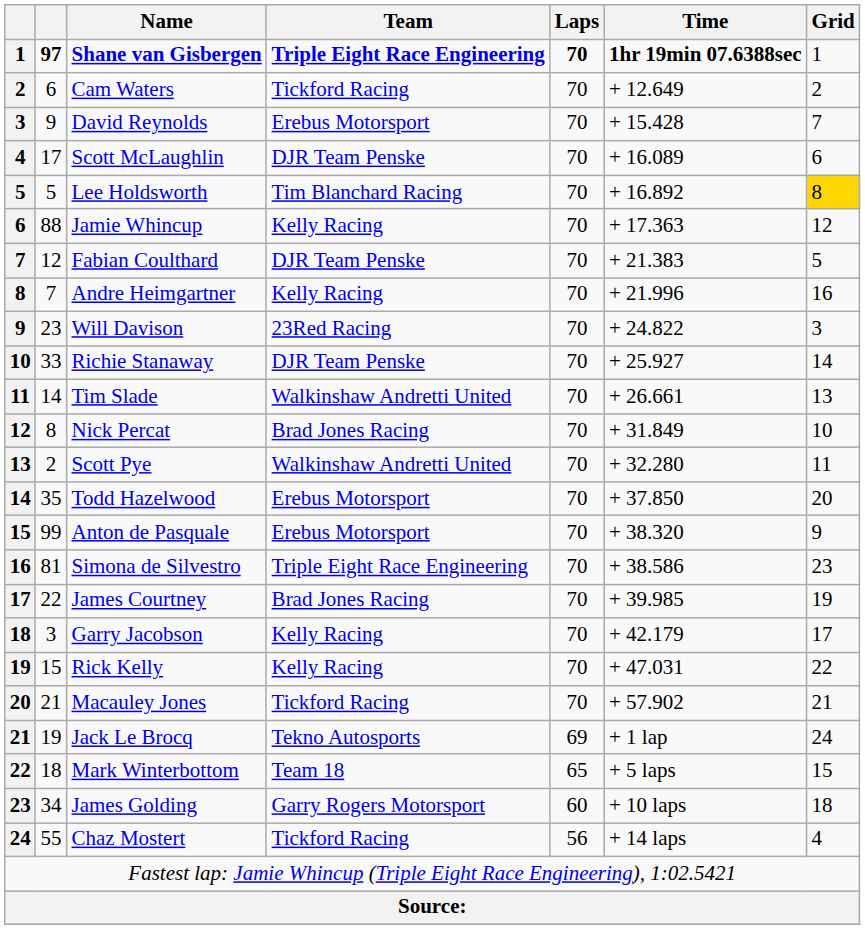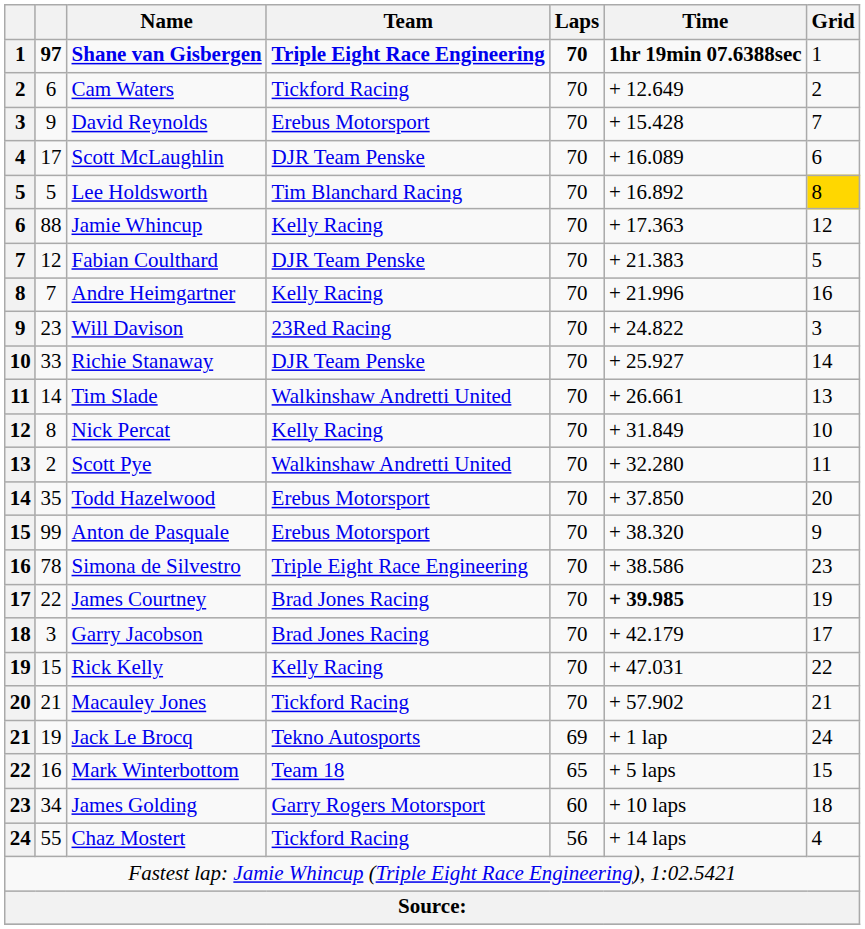(350, 430) Brad Jones Racing -> (327, 430) Kelly Racing
(51, 566) 81 -> (51, 566) 78
(646, 600) normal -> (646, 600) bold
(327, 634) Kelly Racing -> (350, 634) Brad Jones Racing
(51, 770) 18 -> (51, 770) 16
